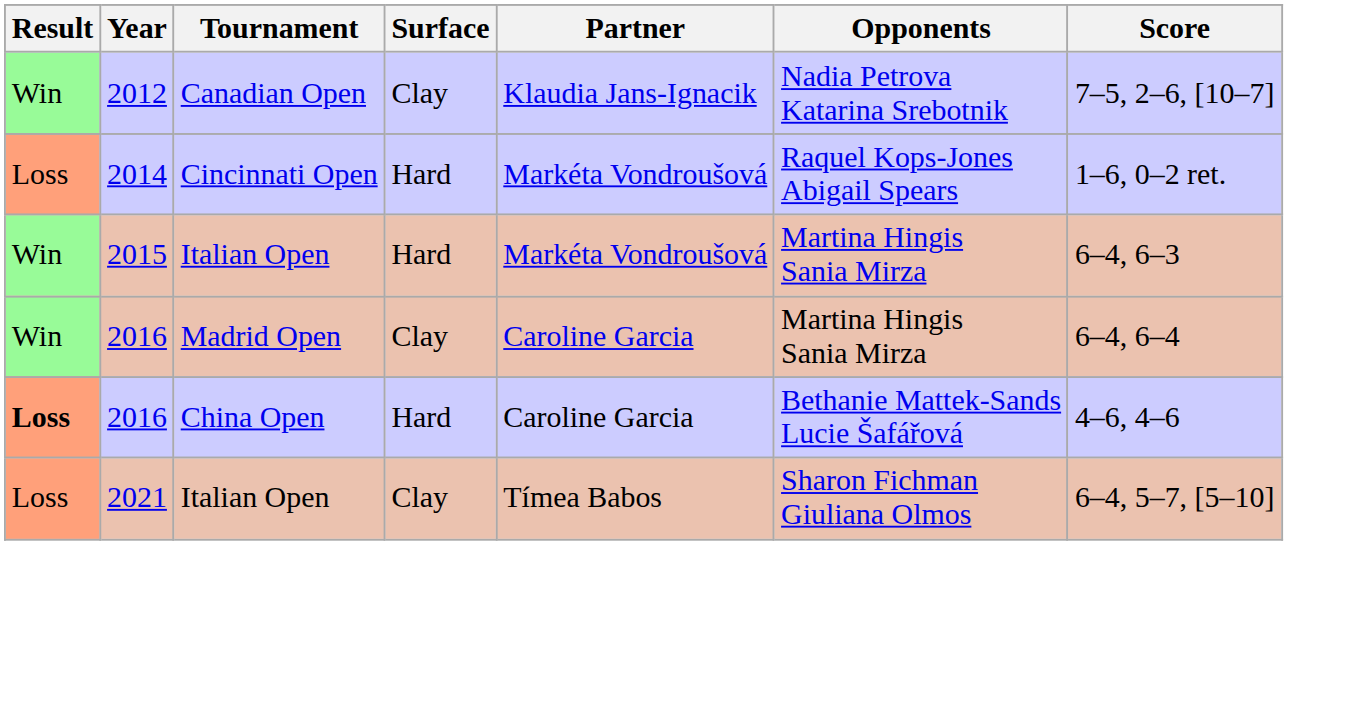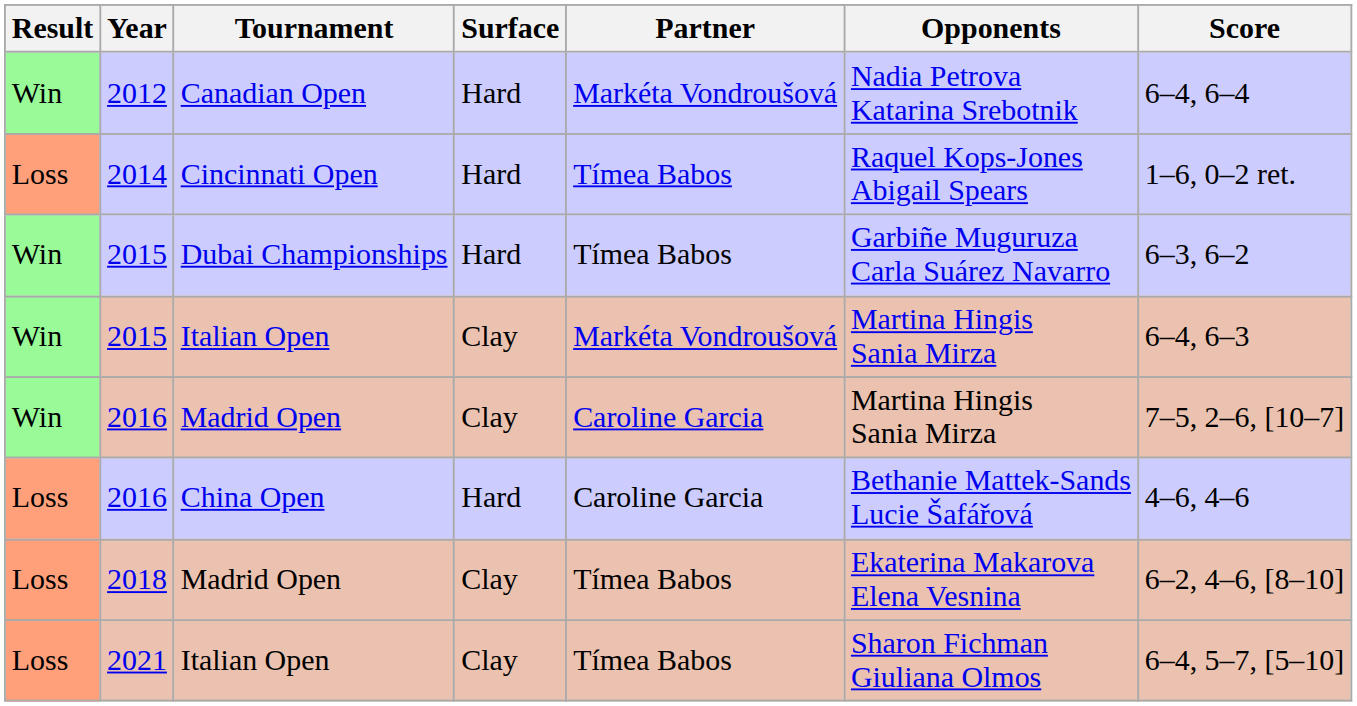(420, 92) Clay -> (491, 92) Hard
(630, 92) Klaudia Jans-Ignacik -> (705, 92) Markéta Vondroušová
(1175, 92) 7–5, 2–6, [10–7] -> (1197, 92) 6–4, 6–4
(635, 173) Markéta Vondroušová -> (653, 173) Tímea Babos
+ row: (137, 254)
(421, 254) Hard -> (490, 335) Clay
(1127, 335) 6–4, 6–4 -> (1244, 416) 7–5, 2–6, [10–7]
(41, 416) bold -> (40, 498) normal
+ row: (137, 579)
